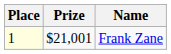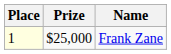(69, 37) $21,001 -> (69, 37) $25,000
